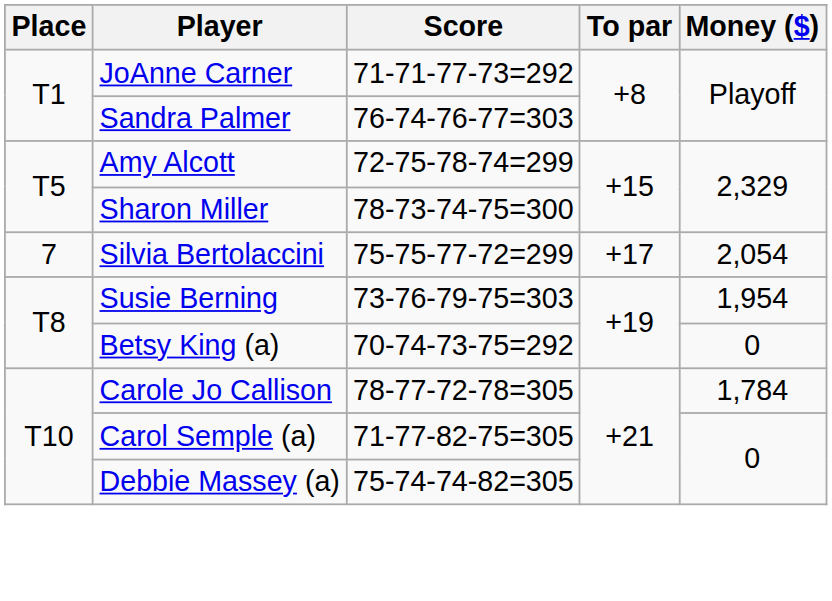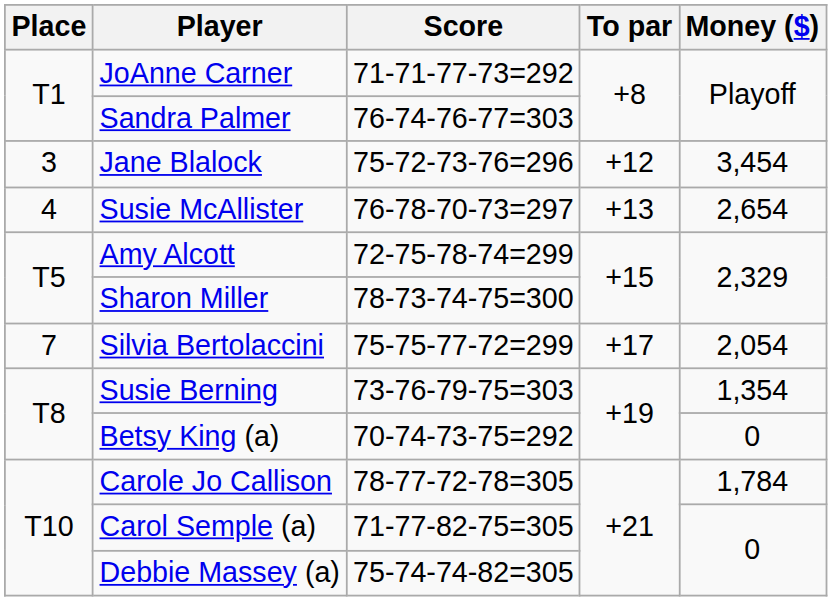+ row: (181, 163)
+ row: (201, 208)
(752, 299) 1,954 -> (752, 390) 1,354
